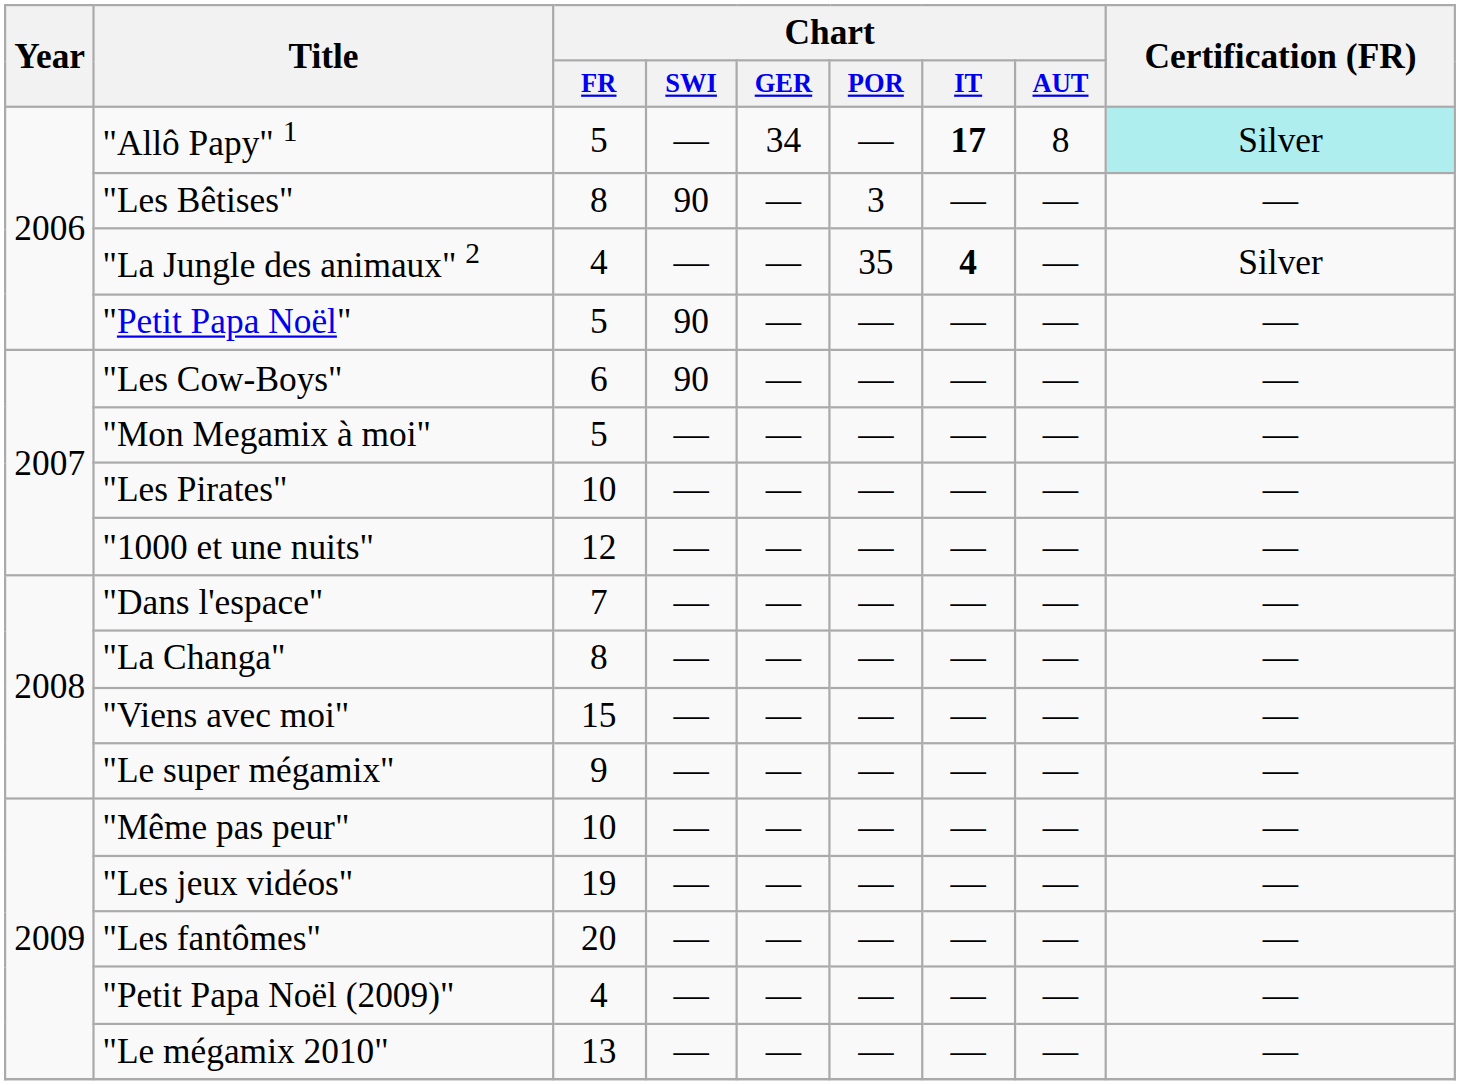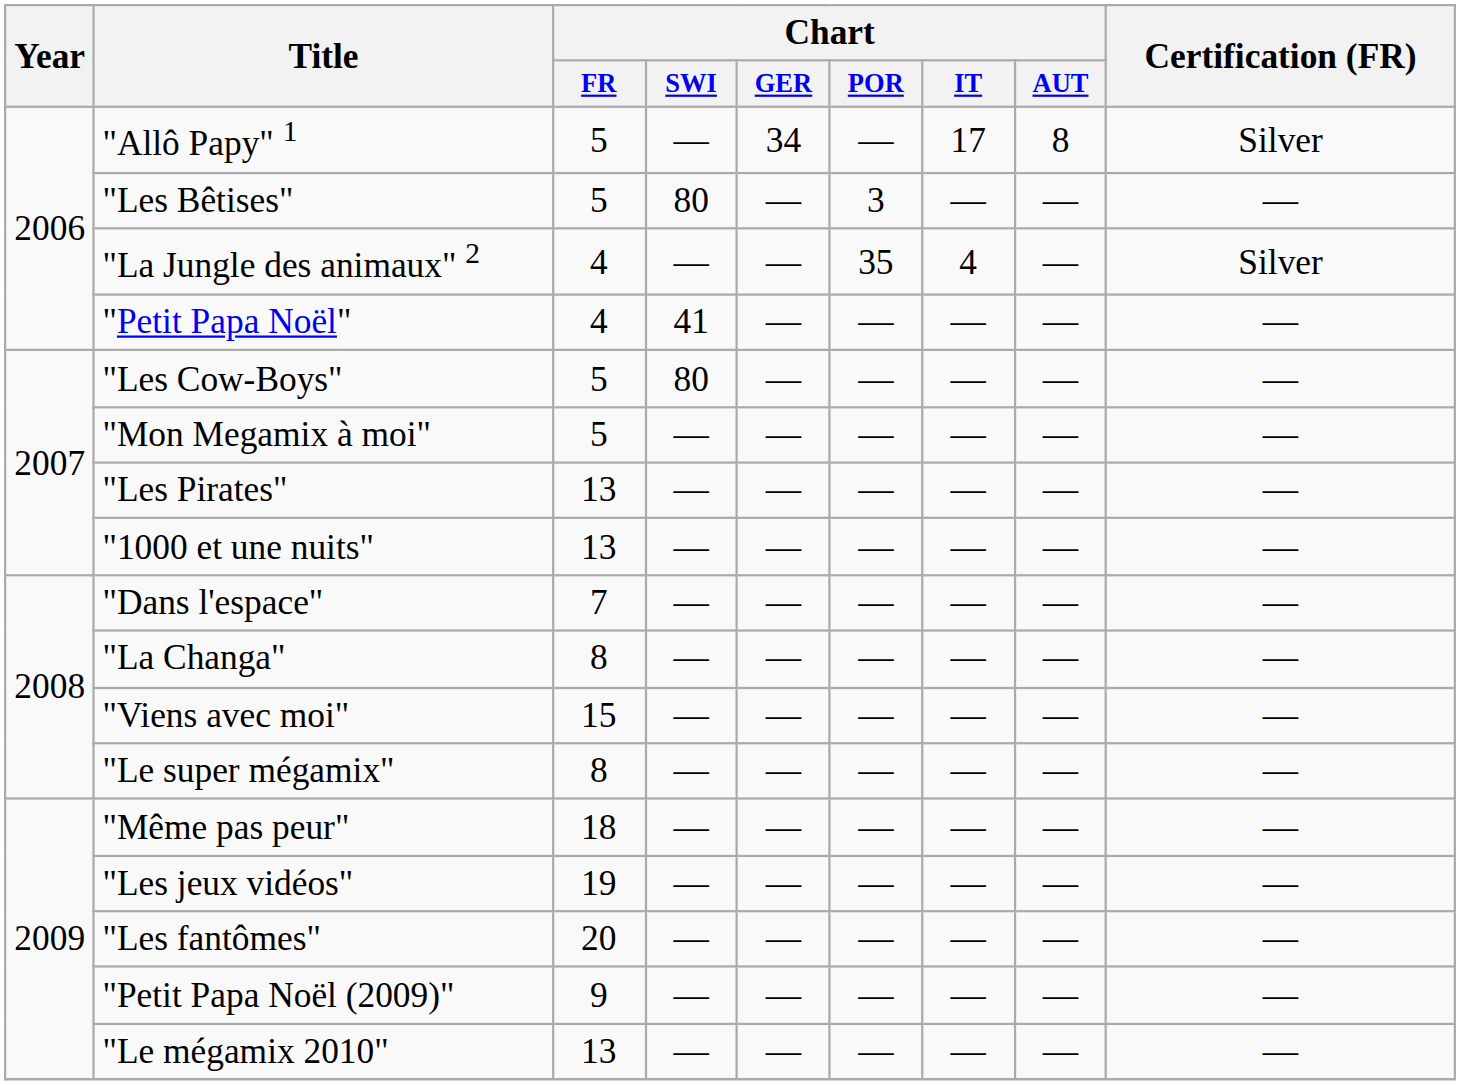(968, 139) bold -> (968, 139) normal
(1281, 139) paleturquoise background -> (1281, 139) no background
(599, 200) 8 -> (599, 200) 5
(691, 200) 90 -> (691, 200) 80
(968, 261) bold -> (968, 261) normal
(599, 321) 5 -> (599, 321) 4
(691, 321) 90 -> (691, 321) 41
(599, 377) 6 -> (599, 377) 5
(691, 377) 90 -> (691, 377) 80
(599, 490) 10 -> (599, 490) 13
(599, 546) 12 -> (599, 546) 13
(599, 770) 9 -> (599, 770) 8
(599, 826) 10 -> (599, 826) 18
(599, 994) 4 -> (599, 994) 9
